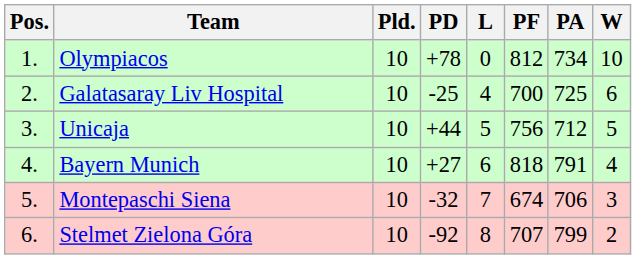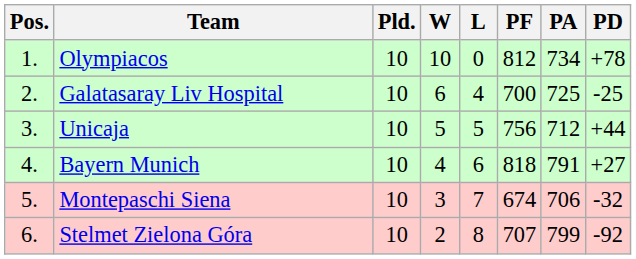columns swapped: (612, 22) <-> (444, 22)
